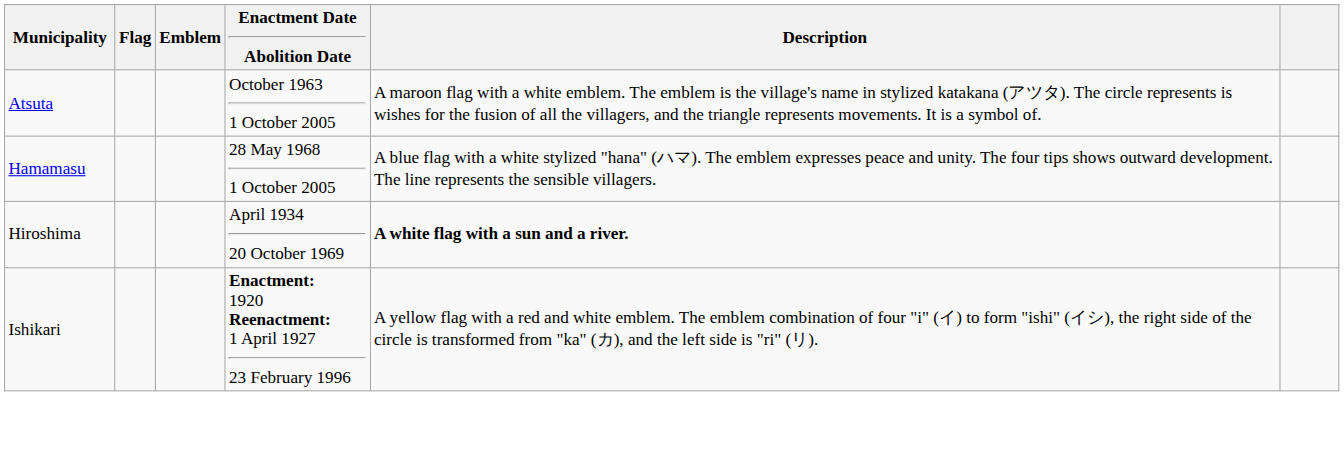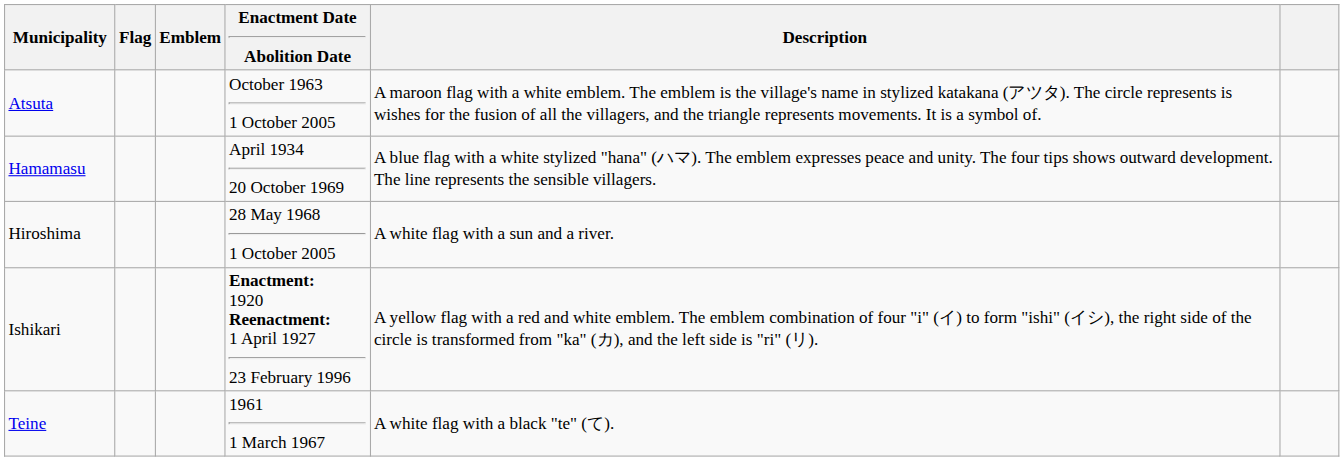(298, 168) 28 May 1968 1 October 2005 -> (298, 168) April 1934 20 October 1969
(298, 234) April 1934 20 October 1969 -> (298, 234) 28 May 1968 1 October 2005
(501, 234) bold -> (494, 234) normal
+ row: (27, 423)
